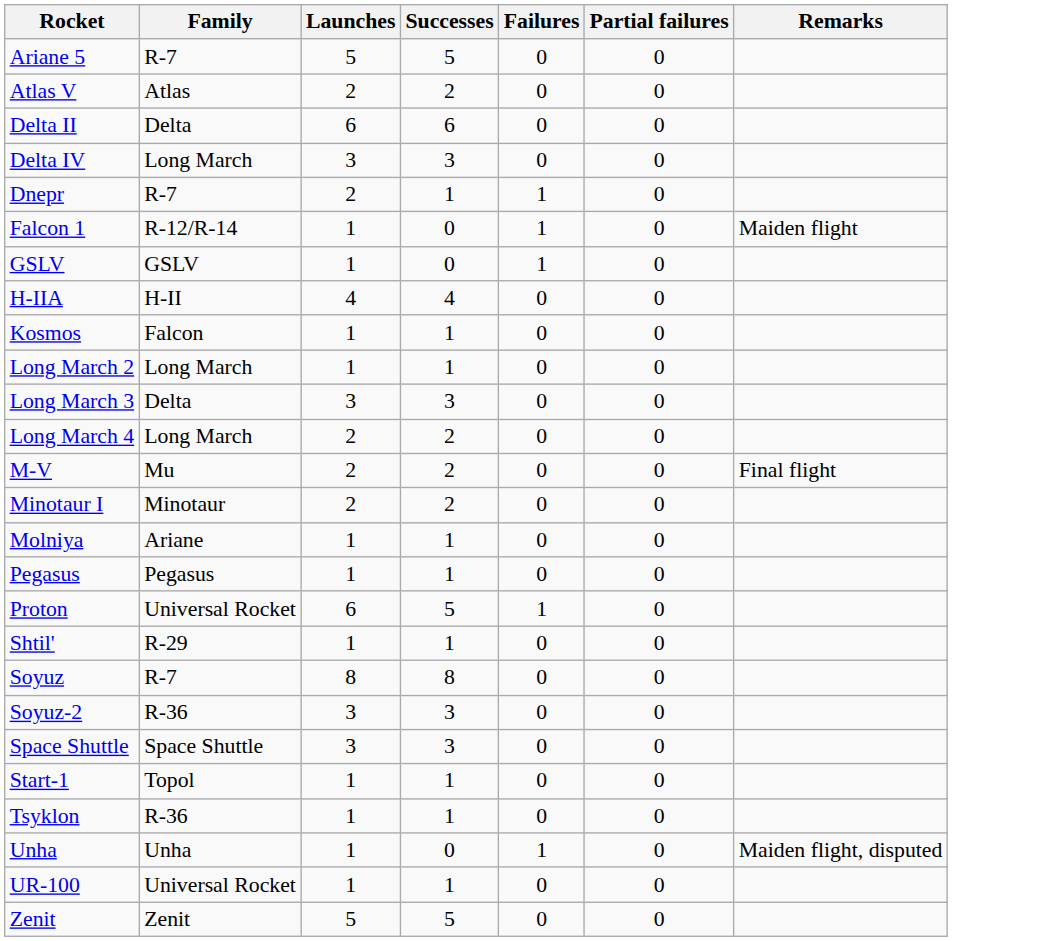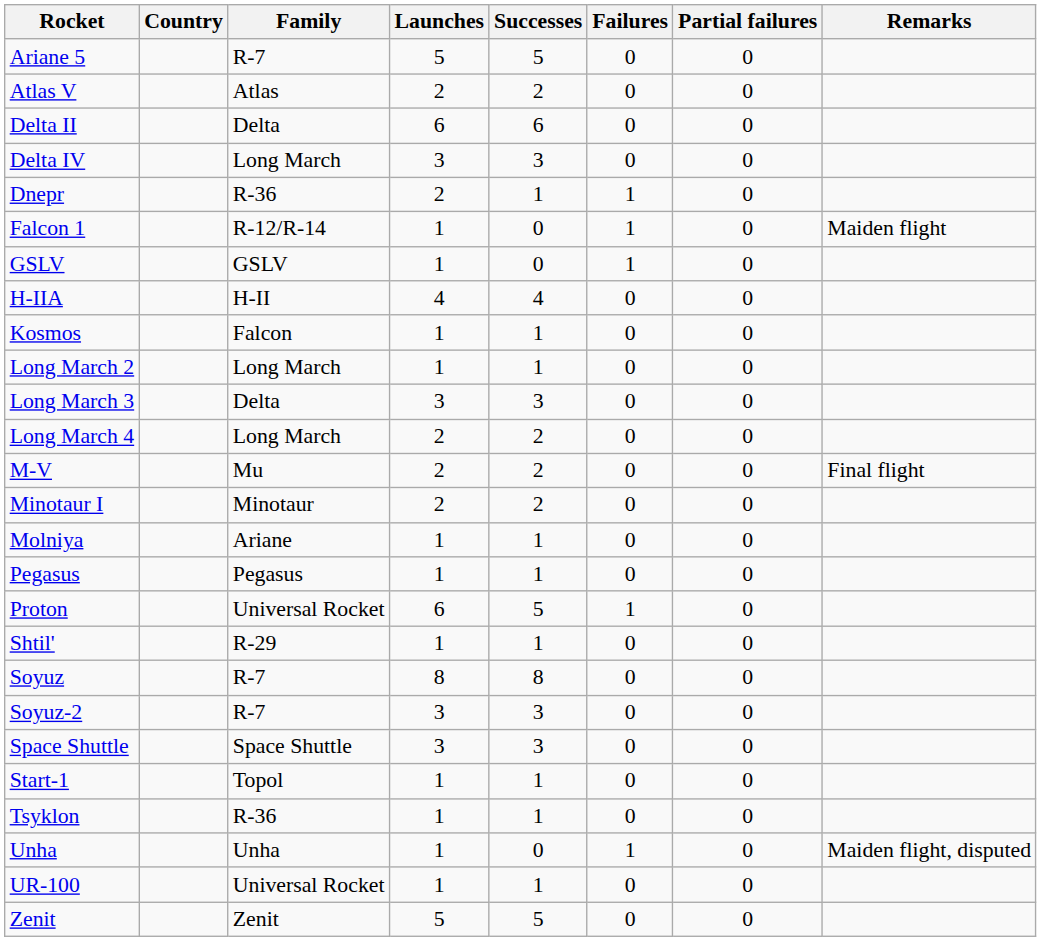+ column: (183, 21)
(161, 194) R-7 -> (255, 194) R-36
(166, 711) R-36 -> (249, 711) R-7
